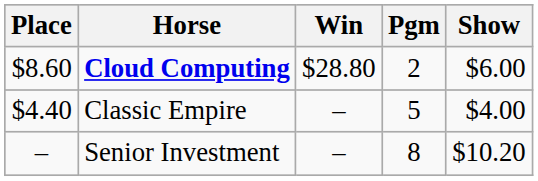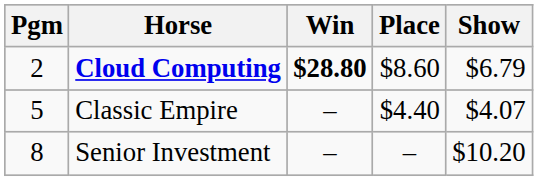columns swapped: (414, 25) <-> (41, 25)
(339, 68) normal -> (330, 68) bold
(496, 68) $6.00 -> (496, 68) $6.79
(496, 110) $4.00 -> (496, 110) $4.07
